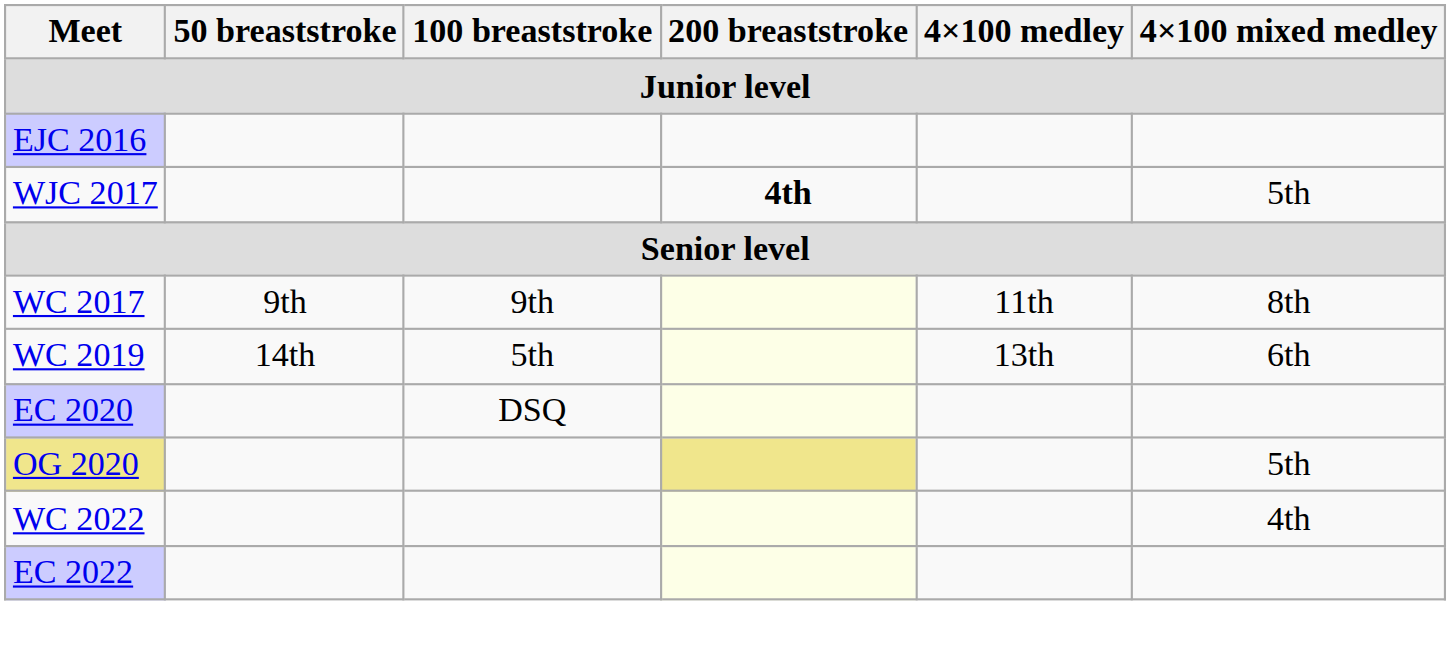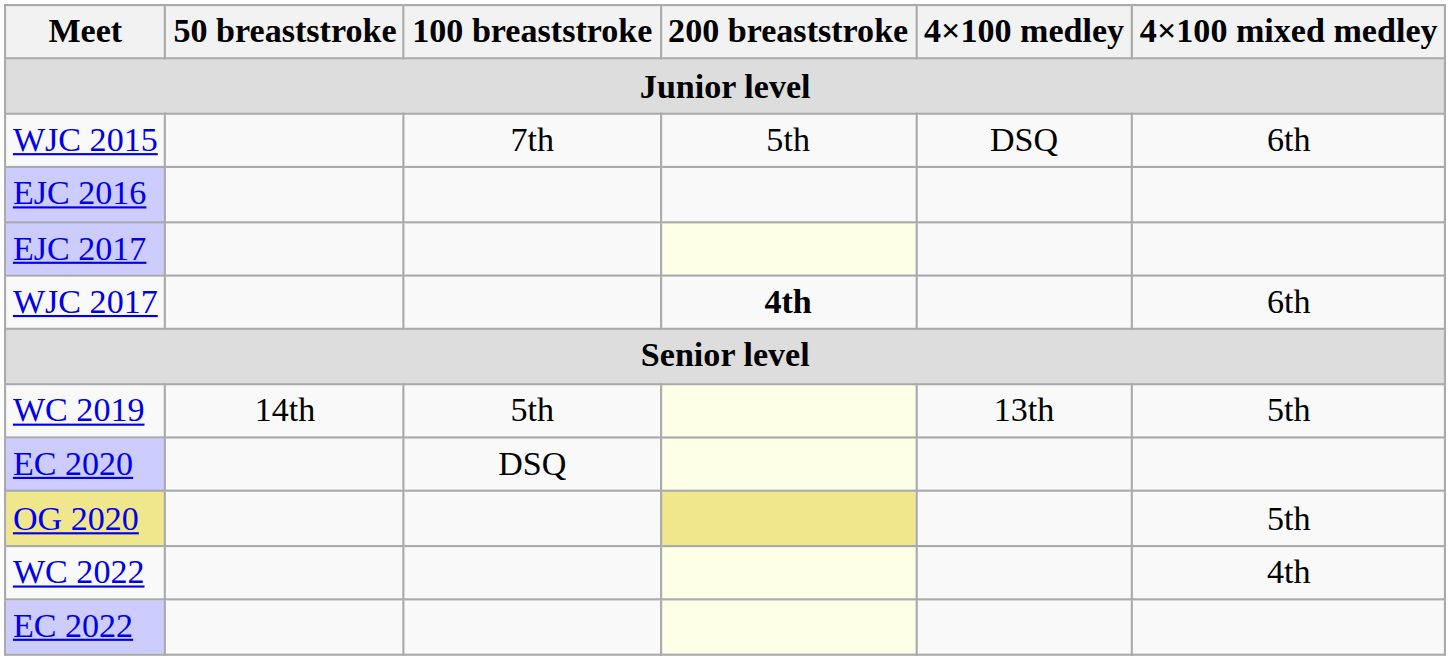+ row: (85, 139)
+ row: (80, 247)
(1289, 193) 5th -> (1289, 301) 6th
- row: (79, 301)
(1289, 355) 6th -> (1289, 409) 5th
